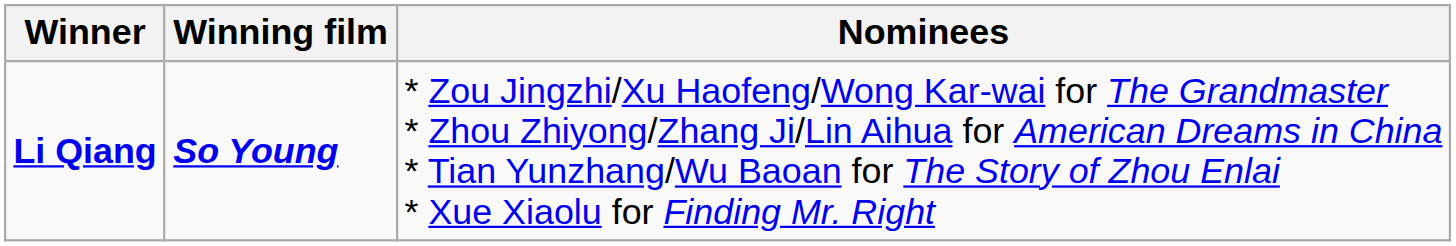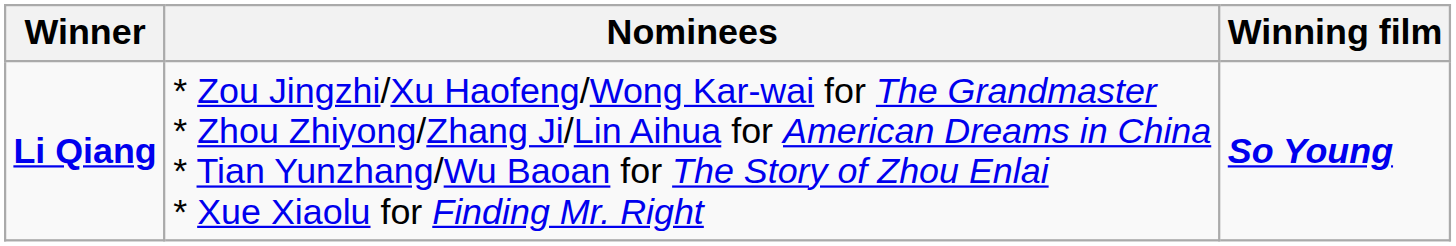columns swapped: (281, 32) <-> (923, 32)
